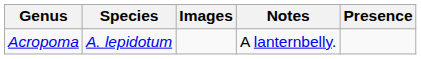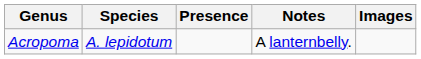columns swapped: (378, 16) <-> (206, 16)
